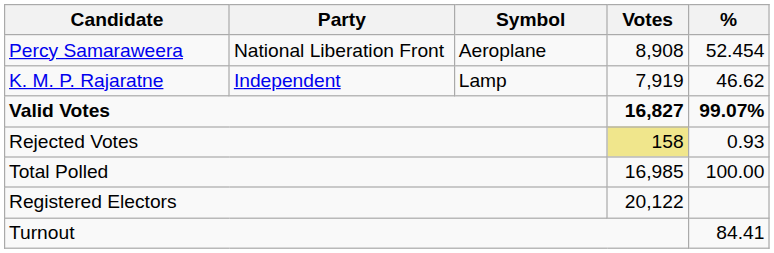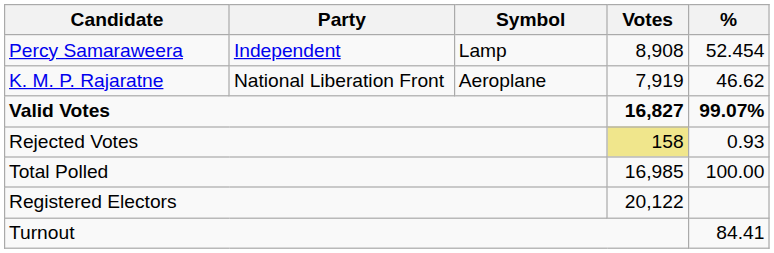(339, 50) National Liberation Front -> (287, 50) Independent
(502, 50) Aeroplane -> (483, 50) Lamp
(287, 80) Independent -> (339, 80) National Liberation Front
(483, 80) Lamp -> (502, 80) Aeroplane
